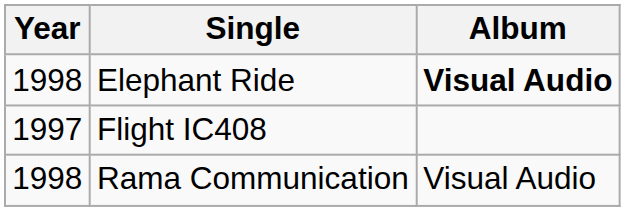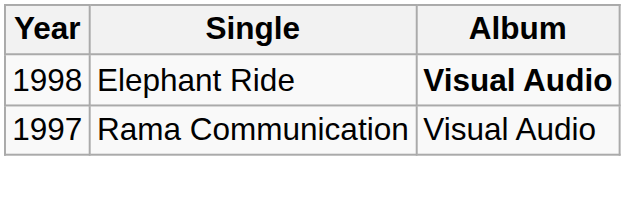- row: (182, 129)
(47, 179) 1998 -> (47, 129) 1997
